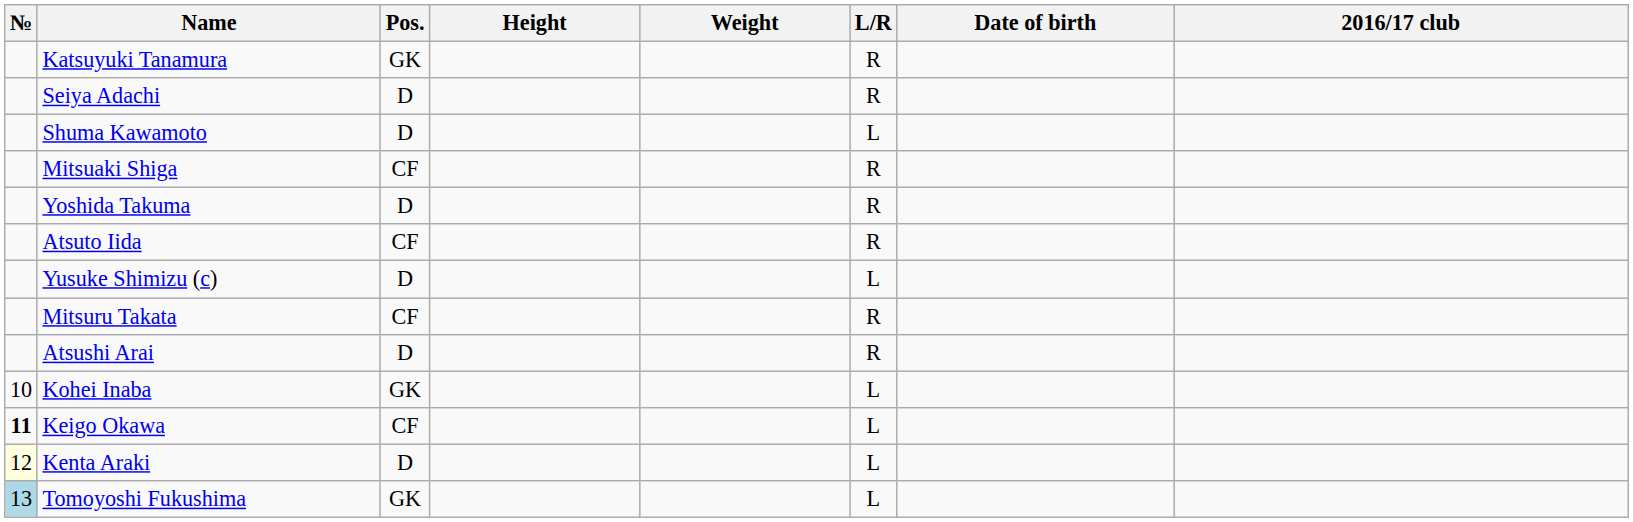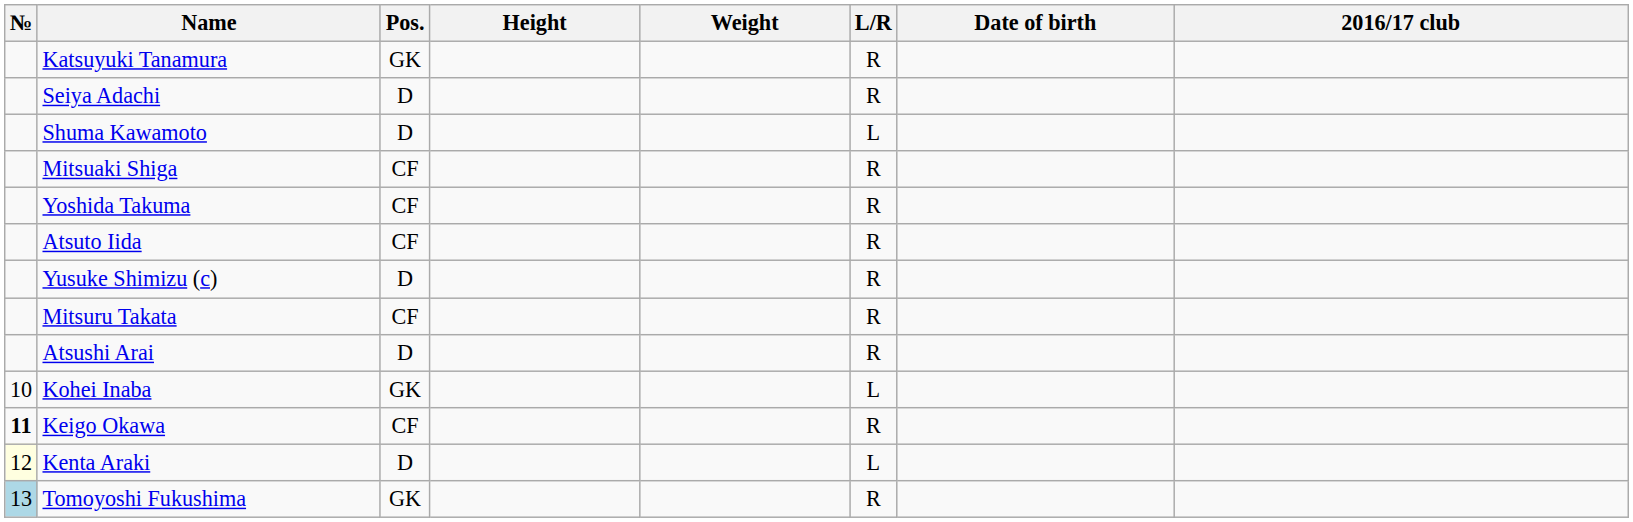(405, 205) D -> (405, 205) CF
(873, 279) L -> (873, 279) R
(873, 425) L -> (873, 425) R
(873, 498) L -> (873, 498) R
